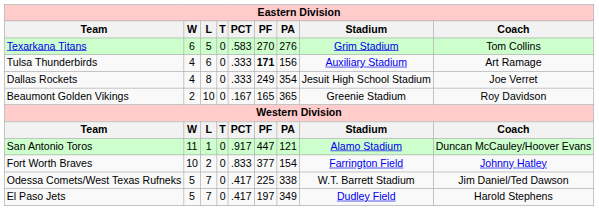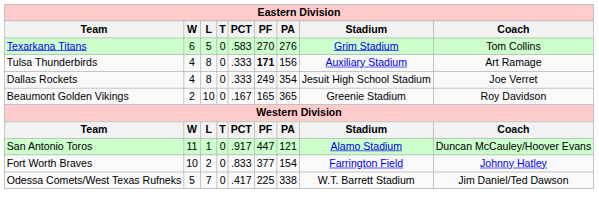(209, 63) 6 -> (209, 63) 8
- row: (36, 197)
